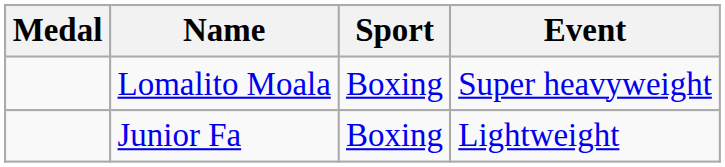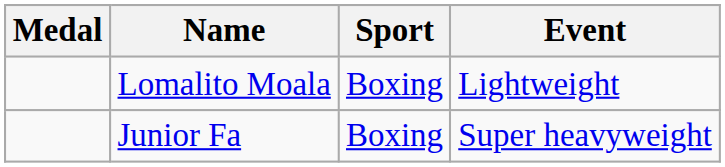(585, 82) Super heavyweight -> (539, 82) Lightweight
(539, 135) Lightweight -> (585, 135) Super heavyweight
